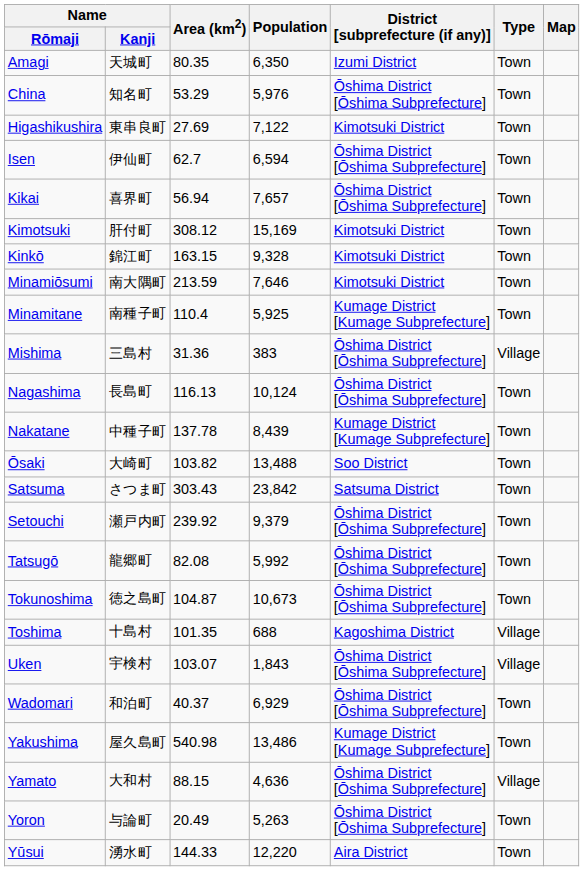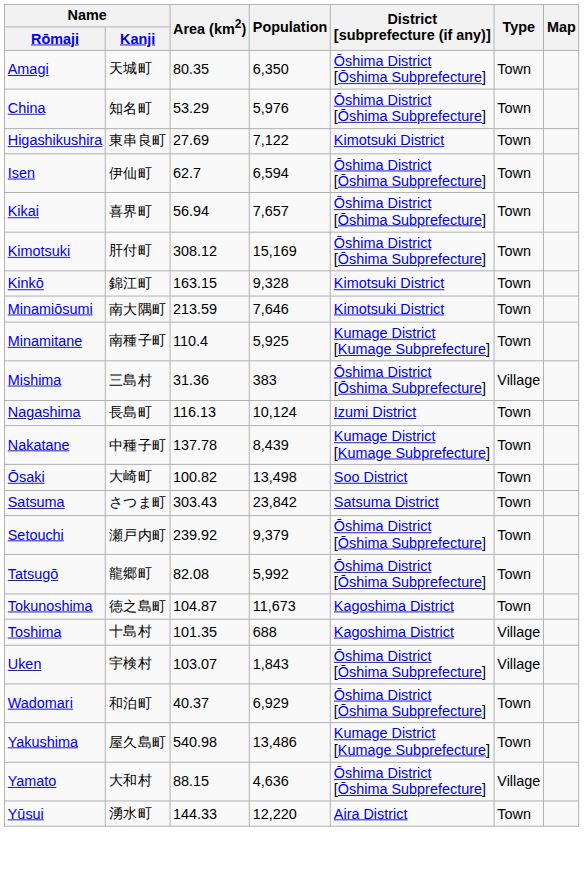(375, 62) Izumi District -> (410, 69) Ōshima District [Ōshima Subprefecture]
(389, 231) Kimotsuki District -> (410, 251) Ōshima District [Ōshima Subprefecture]
(410, 392) Ōshima District [Ōshima Subprefecture] -> (375, 412) Izumi District
(195, 463) 103.82 -> (195, 477) 100.82
(275, 463) 13,488 -> (275, 477) 13,498
(275, 599) 10,673 -> (274, 606) 11,673
(410, 599) Ōshima District [Ōshima Subprefecture] -> (394, 606) Kagoshima District
- row: (26, 820)
